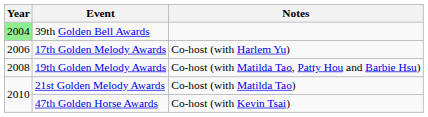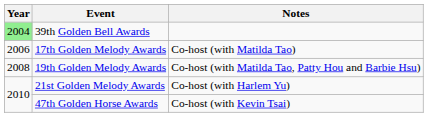(231, 49) Co-host (with Harlem Yu) -> (233, 49) Co-host (with Matilda Tao)
(233, 85) Co-host (with Matilda Tao) -> (231, 85) Co-host (with Harlem Yu)
